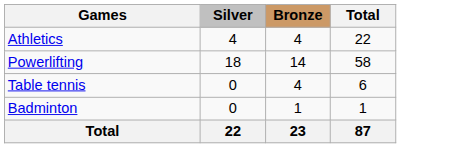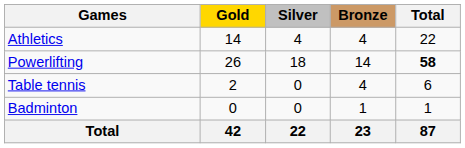+ column: (233, 16)
(363, 62) normal -> (428, 62) bold
